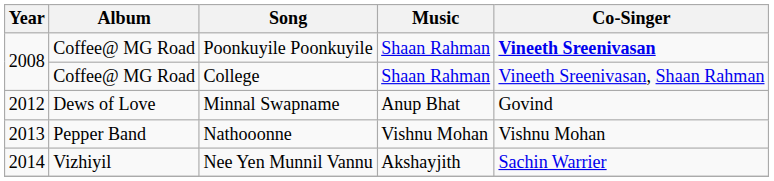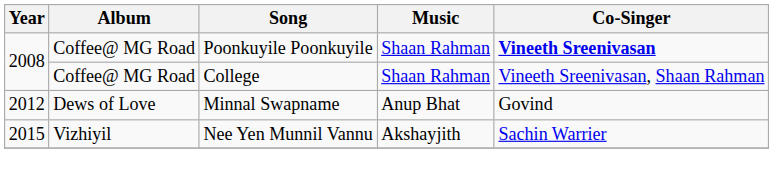- row: (248, 133)
(27, 162) 2014 -> (27, 133) 2015
